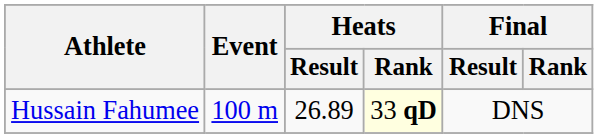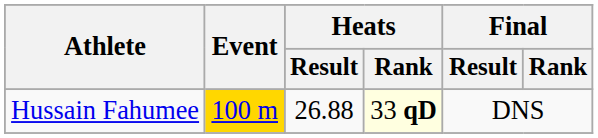(245, 111) no background -> (245, 111) gold background
(324, 111) 26.89 -> (324, 111) 26.88
